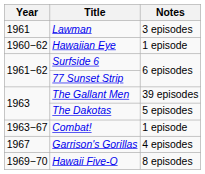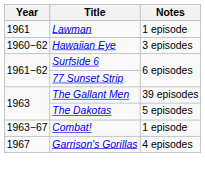(167, 29) 3 episodes -> (165, 29) 1 episode
(165, 45) 1 episode -> (167, 45) 3 episodes
- row: (85, 161)
